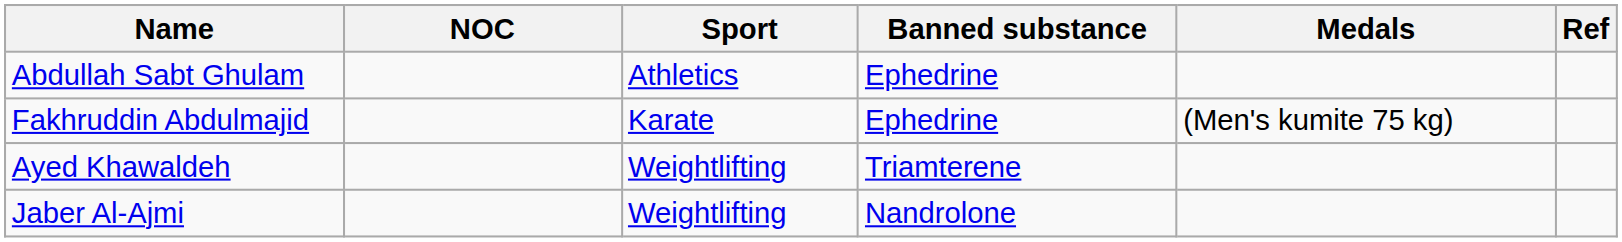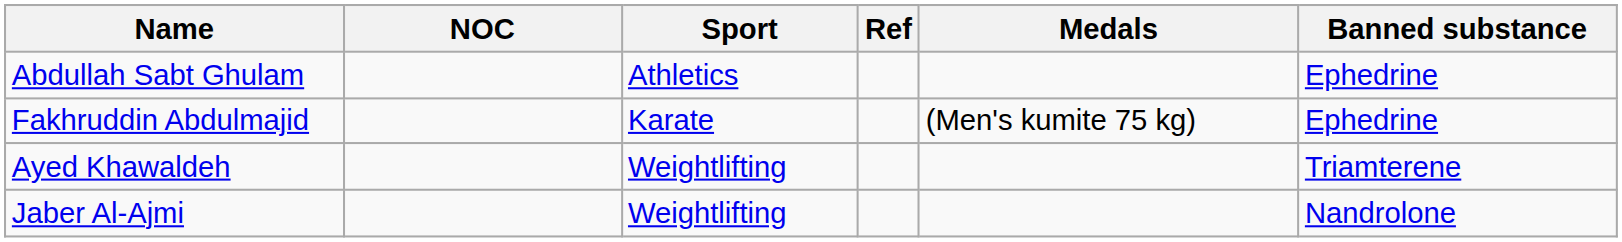columns swapped: (1017, 28) <-> (1586, 28)
